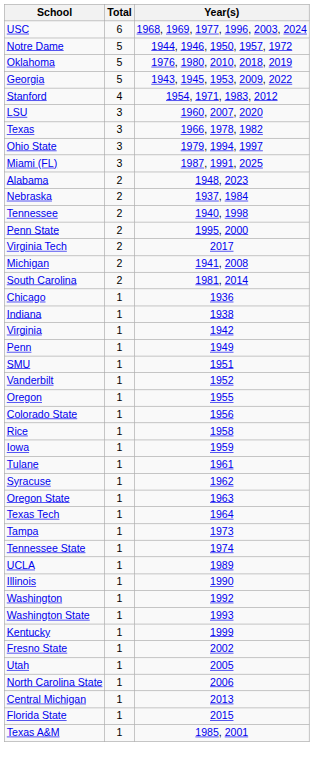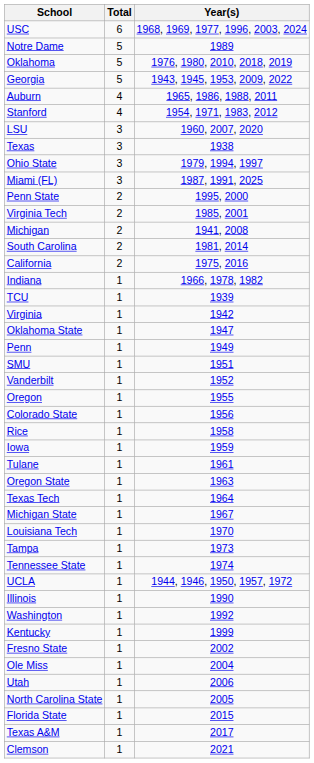(222, 46) 1944, 1946, 1950, 1957, 1972 -> (222, 46) 1989
+ row: (24, 96)
(222, 130) 1966, 1978, 1982 -> (222, 146) 1938
- row: (28, 180)
- row: (29, 197)
- row: (32, 213)
(222, 247) 2017 -> (222, 213) 1985, 2001
+ row: (29, 264)
- row: (26, 297)
(222, 314) 1938 -> (222, 280) 1966, 1978, 1982
+ row: (18, 297)
+ row: (45, 331)
- row: (29, 481)
+ row: (42, 515)
+ row: (42, 532)
(222, 565) 1989 -> (222, 582) 1944, 1946, 1950, 1957, 1972
- row: (48, 615)
+ row: (27, 666)
(222, 666) 2005 -> (222, 682) 2006
(222, 682) 2006 -> (222, 699) 2005
- row: (46, 699)
(222, 733) 1985, 2001 -> (222, 733) 2017
+ row: (28, 749)
